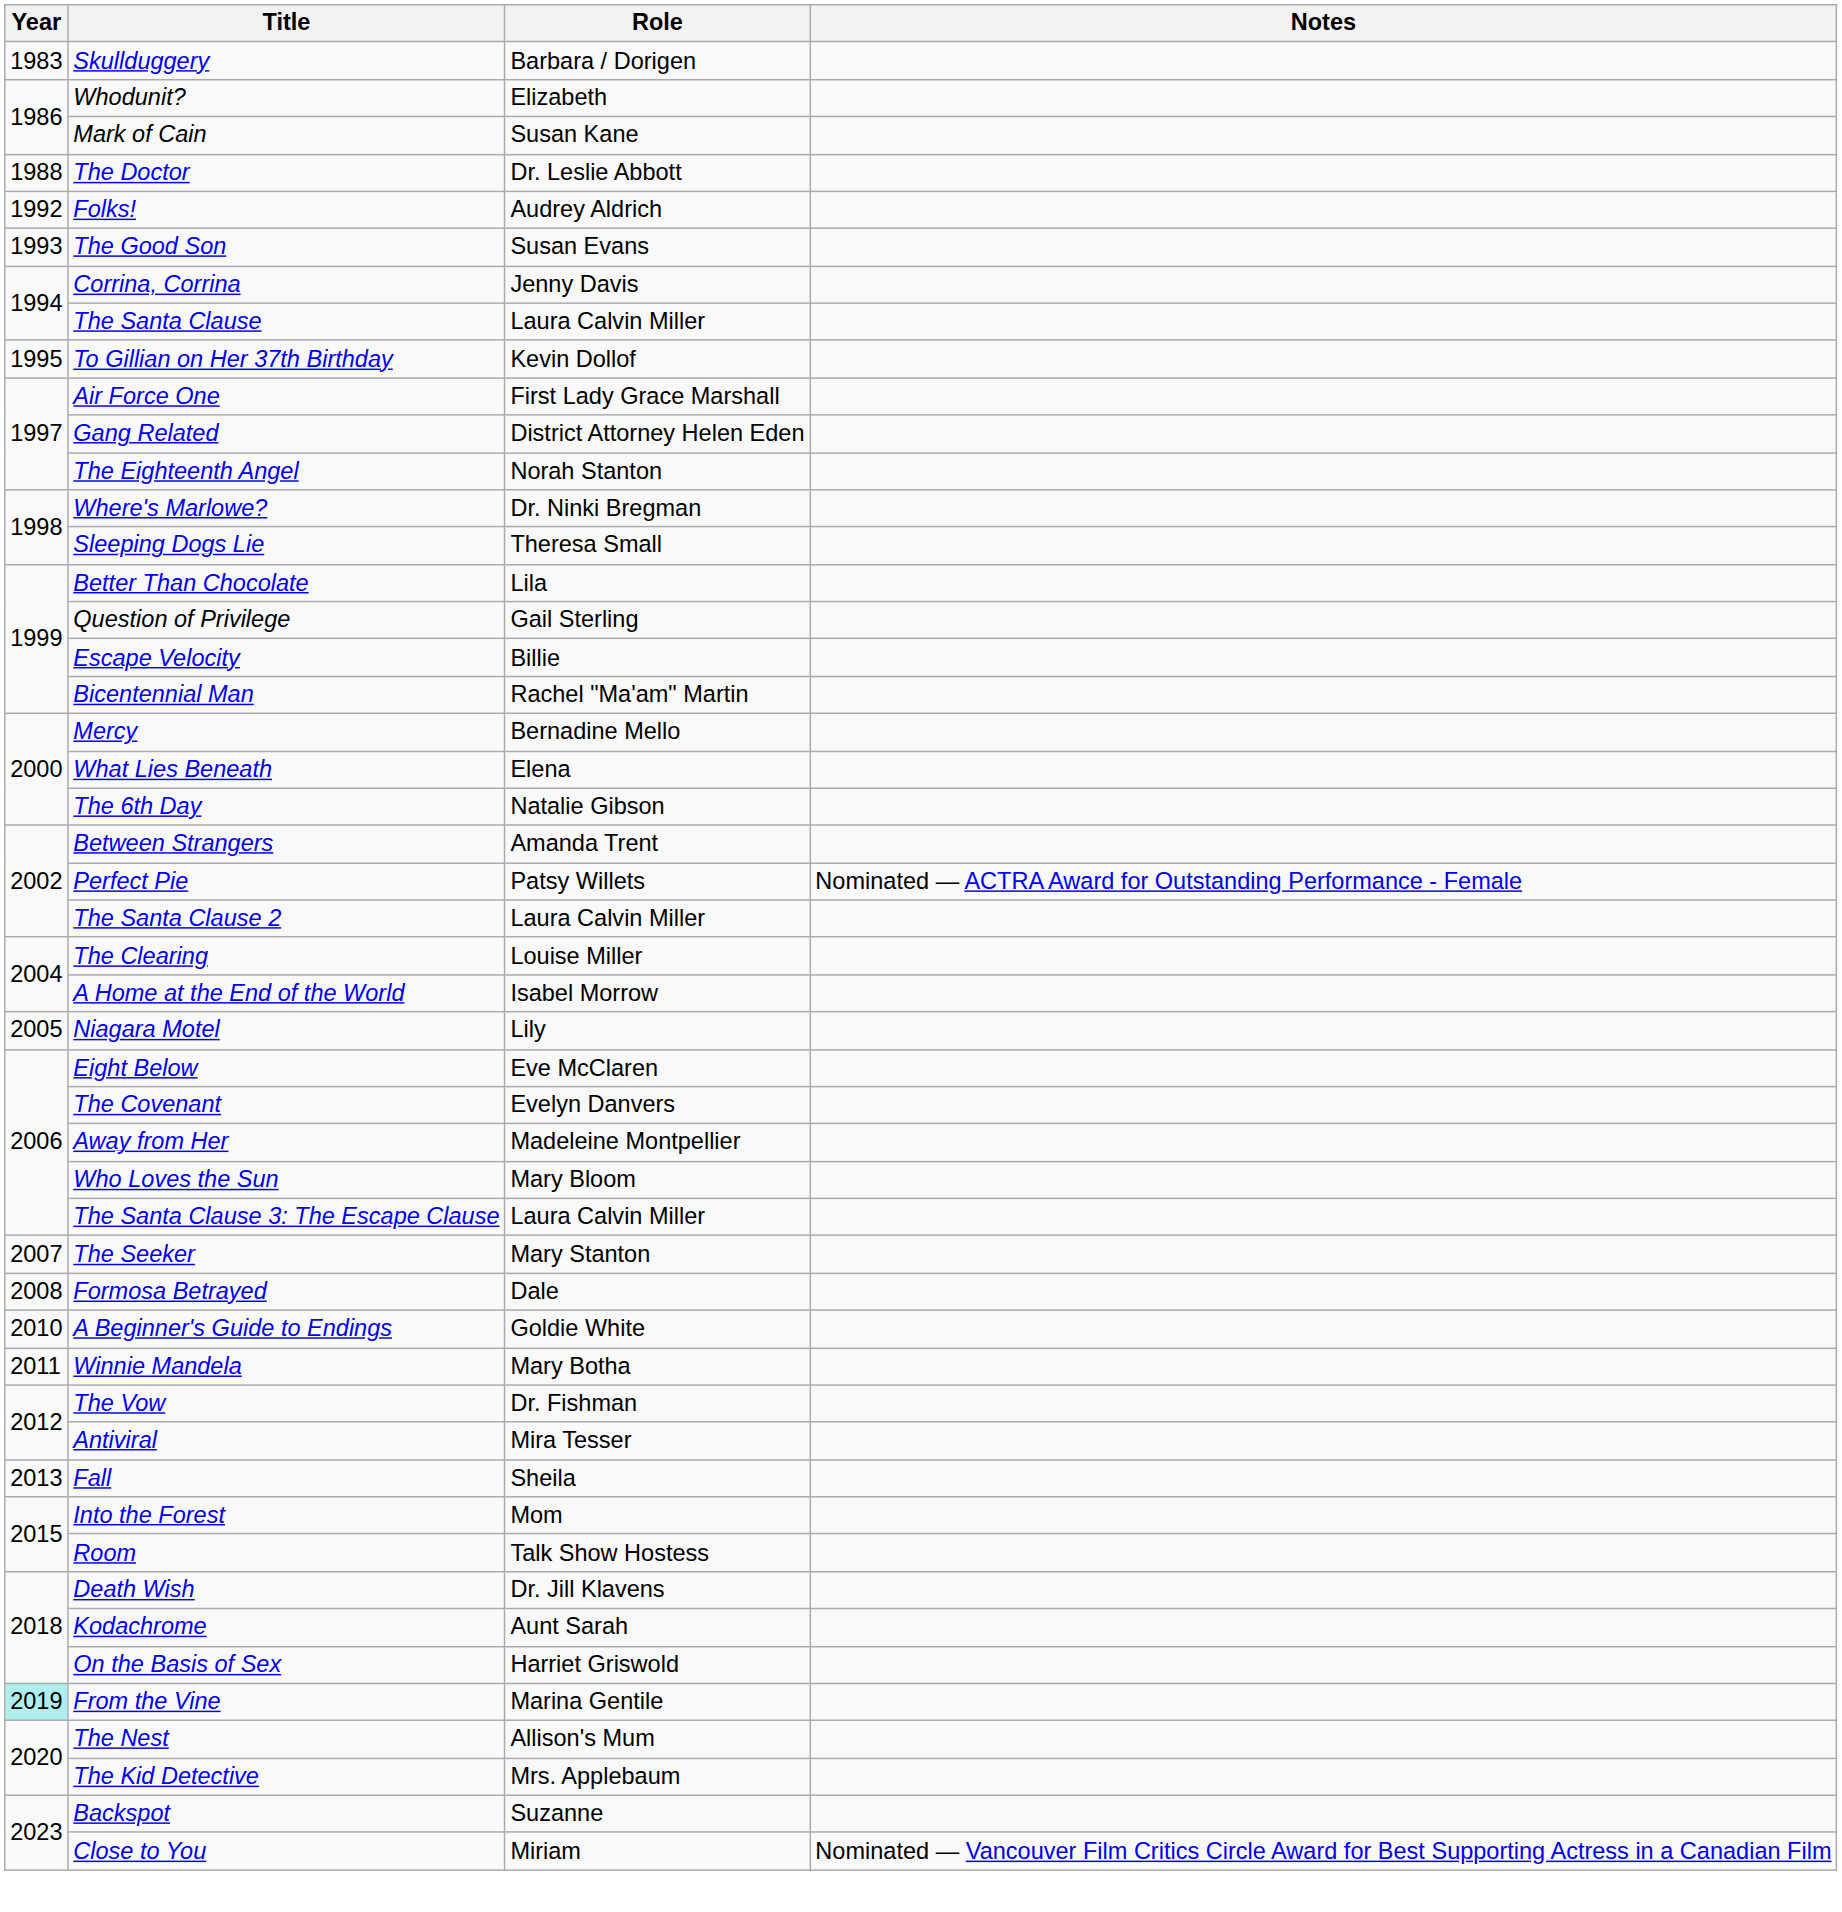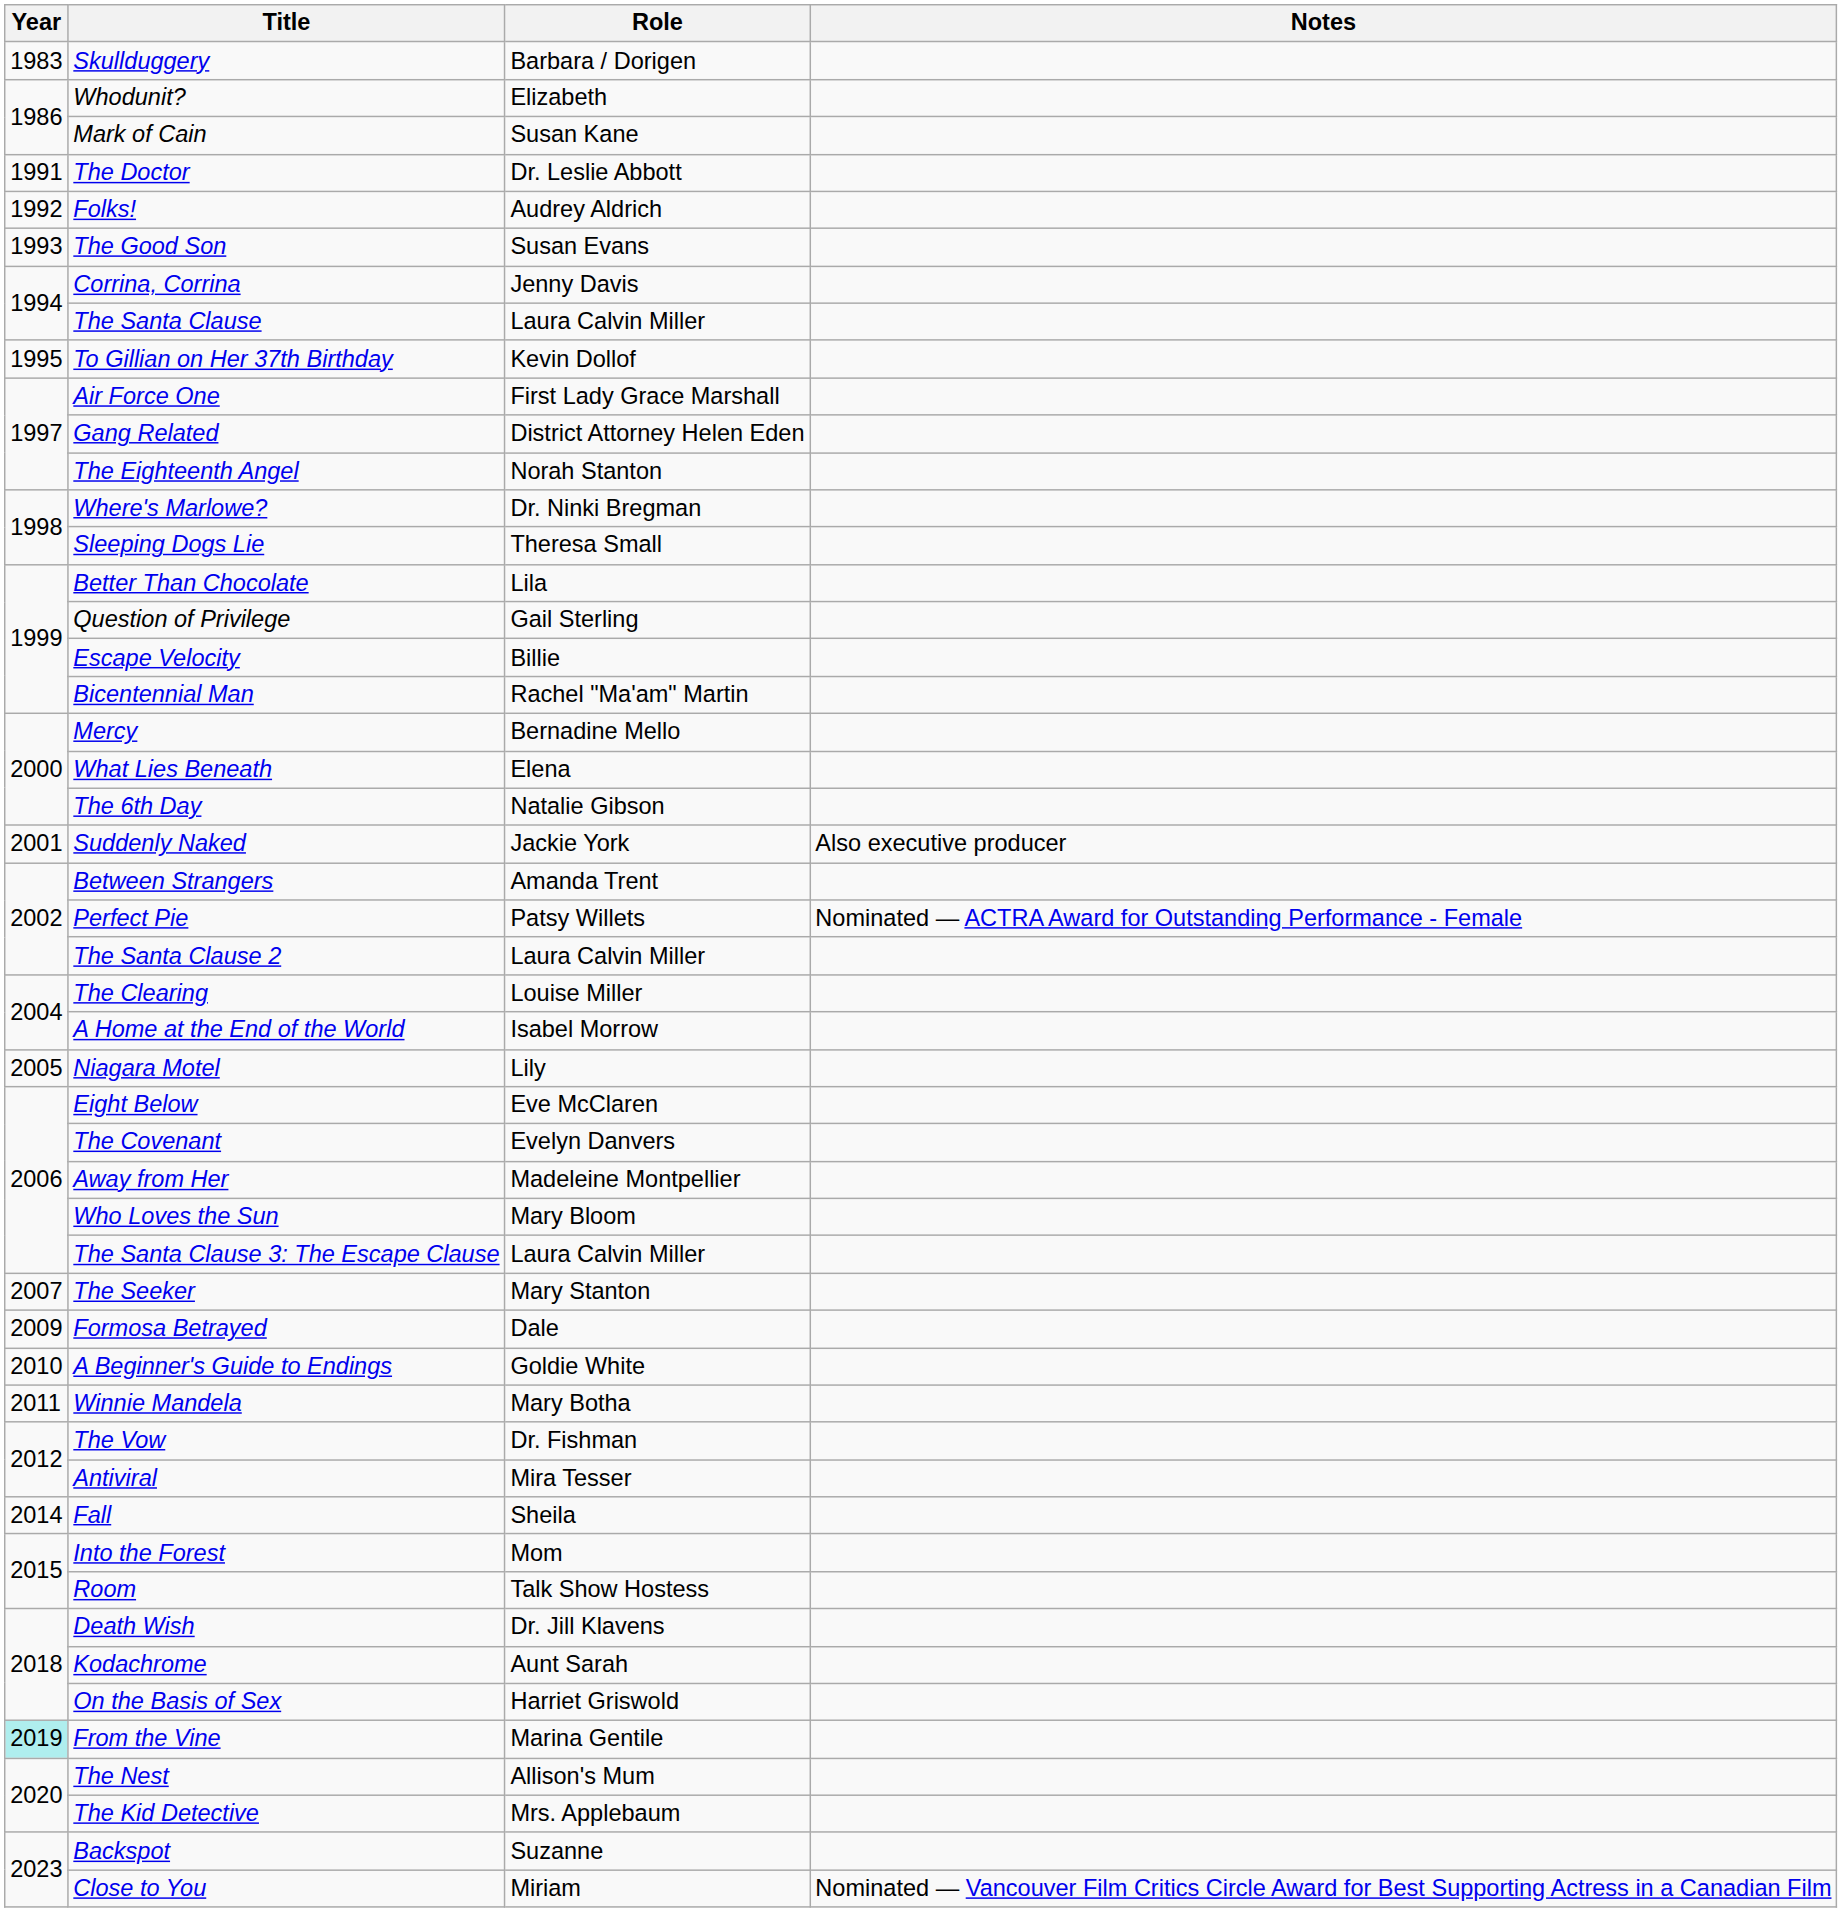(36, 172) 1988 -> (36, 172) 1991
+ row: (160, 843)
(36, 1291) 2008 -> (36, 1328) 2009
(36, 1477) 2013 -> (36, 1515) 2014
